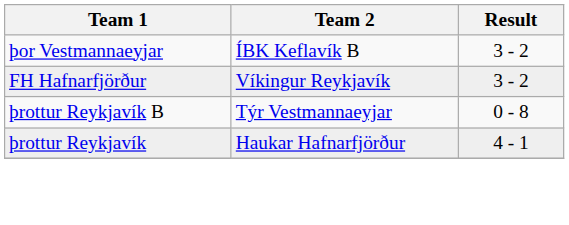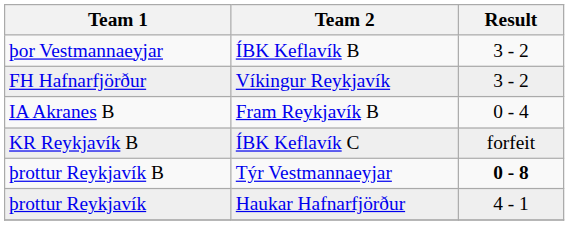+ row: (62, 111)
+ row: (74, 142)
(511, 111) normal -> (511, 173) bold
